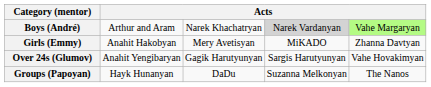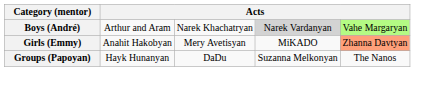(388, 43) no background -> (375, 43) lightsalmon background
- row: (52, 58)
